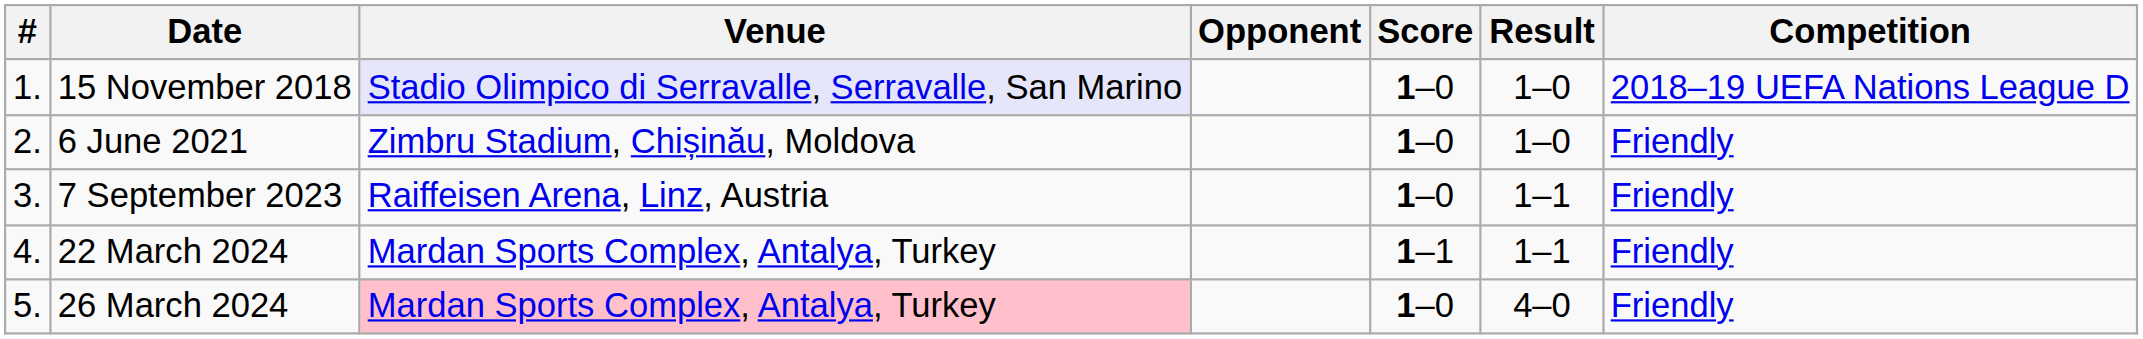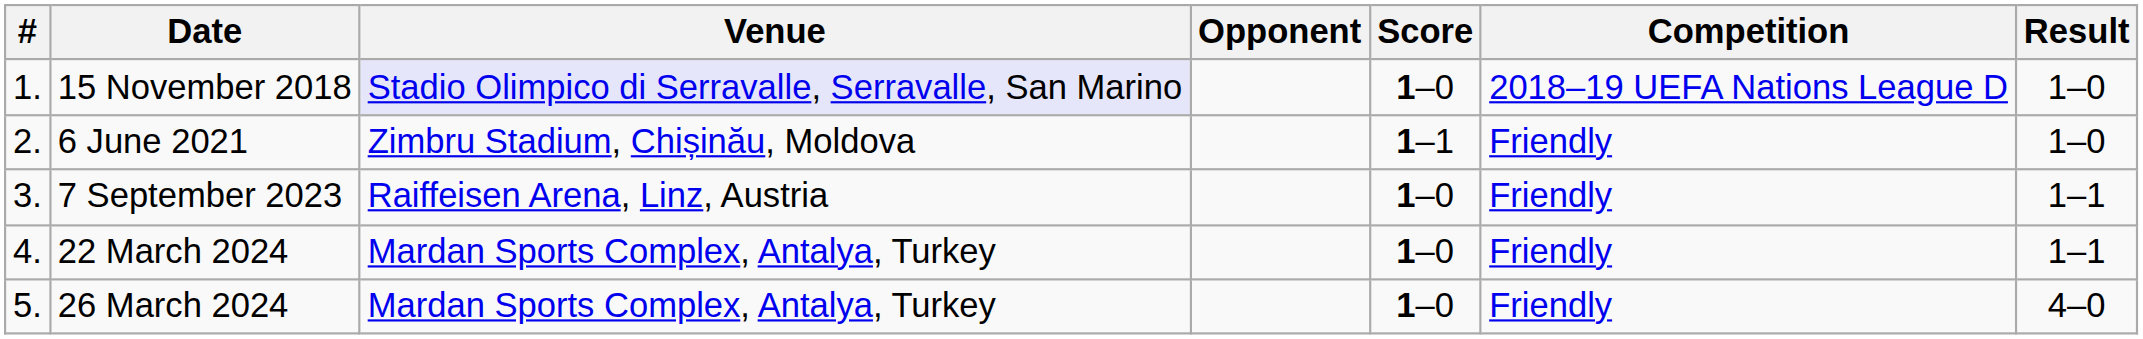columns swapped: (1542, 31) <-> (1870, 31)
(1425, 141) 1–0 -> (1425, 141) 1–1
(1425, 251) 1–1 -> (1425, 251) 1–0
(682, 305) pink background -> (682, 305) no background
